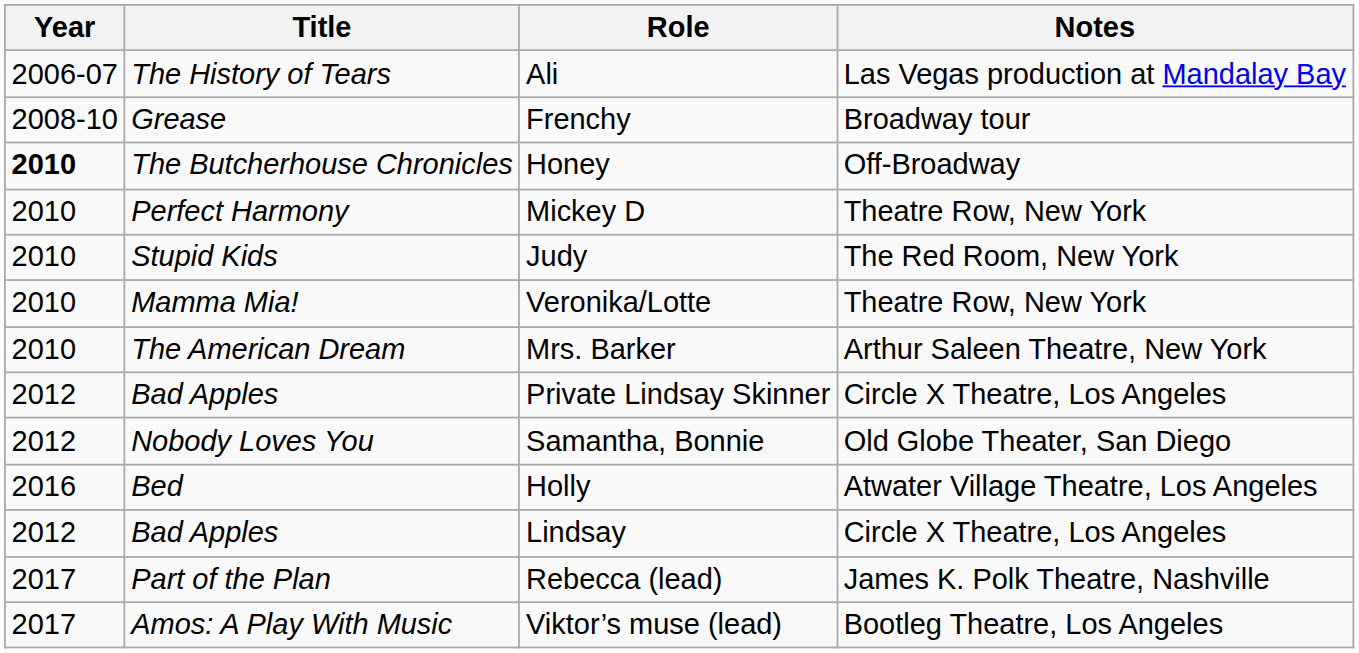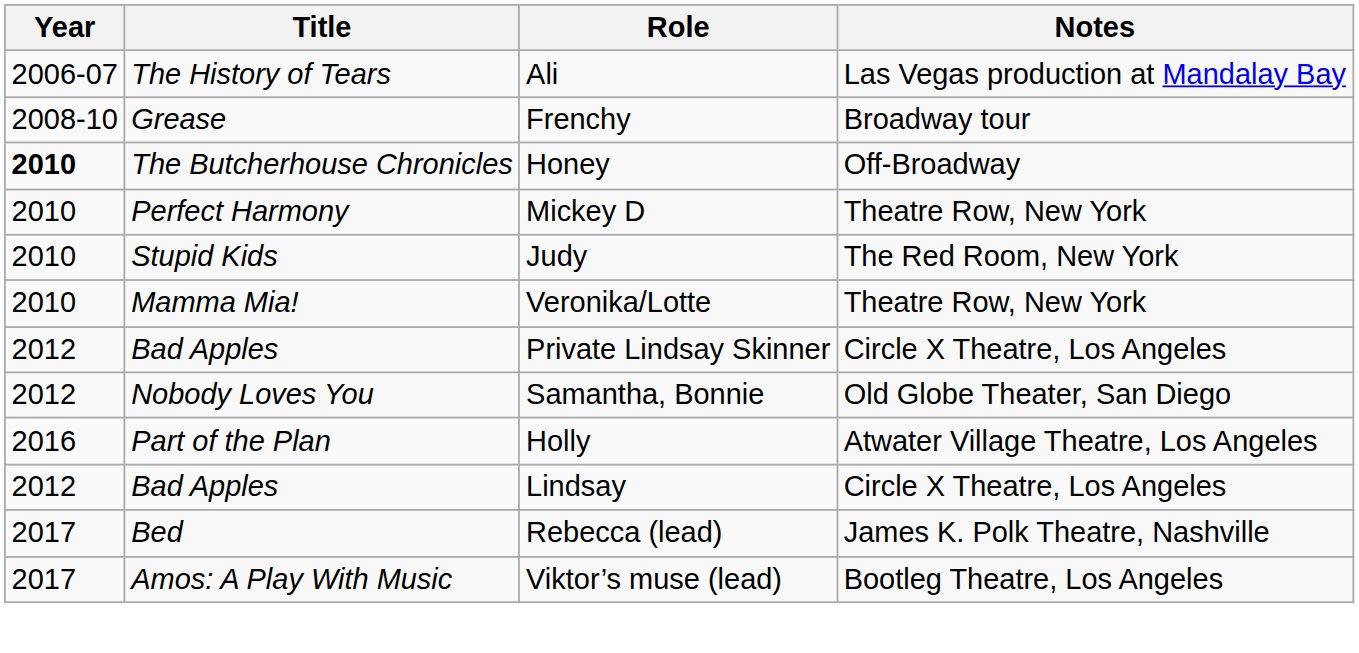- row: (601, 348)
(157, 486) Bed -> (231, 440) Part of the Plan
(231, 578) Part of the Plan -> (157, 532) Bed
